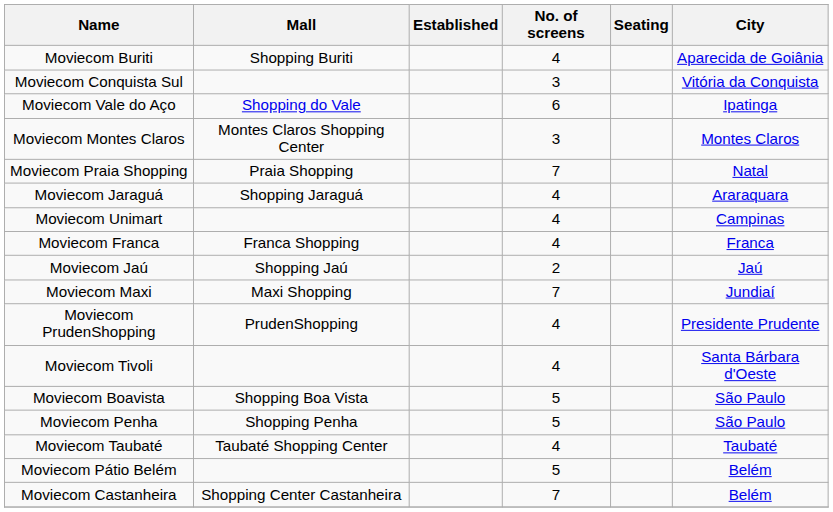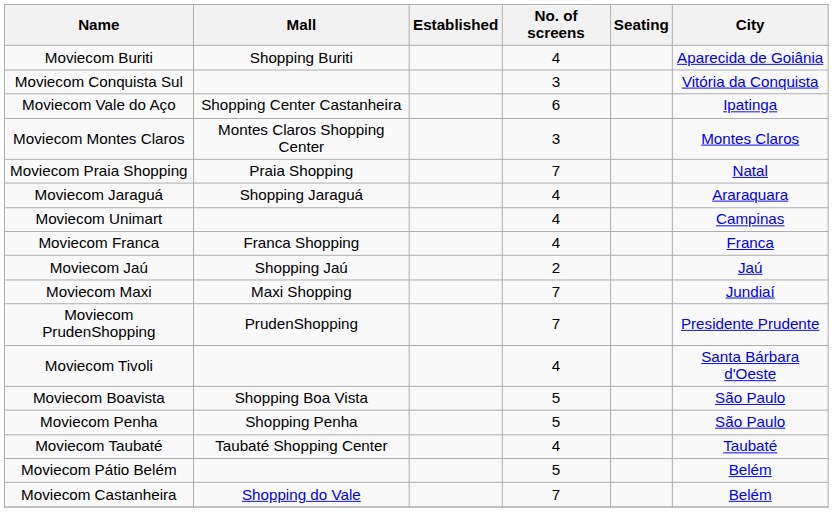(301, 105) Shopping do Vale -> (301, 105) Shopping Center Castanheira
(556, 324) 4 -> (556, 324) 7
(301, 494) Shopping Center Castanheira -> (301, 494) Shopping do Vale
